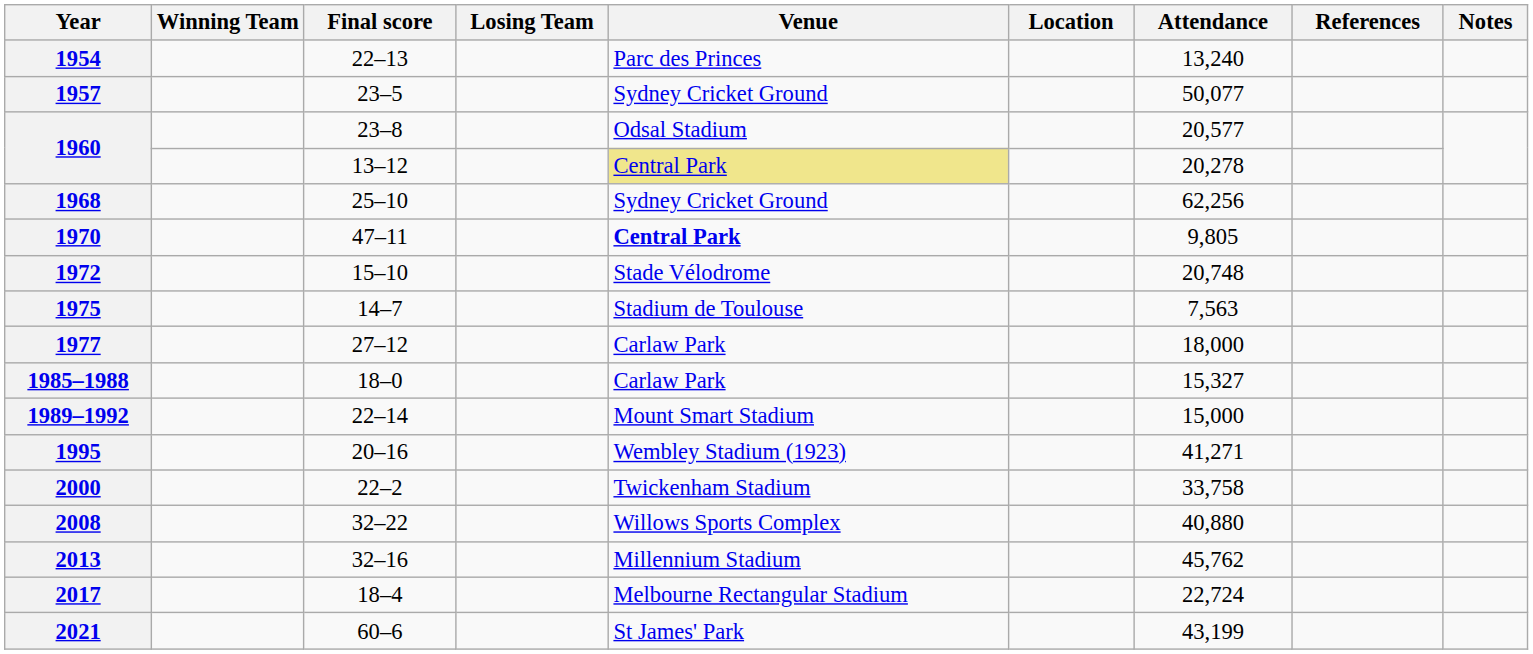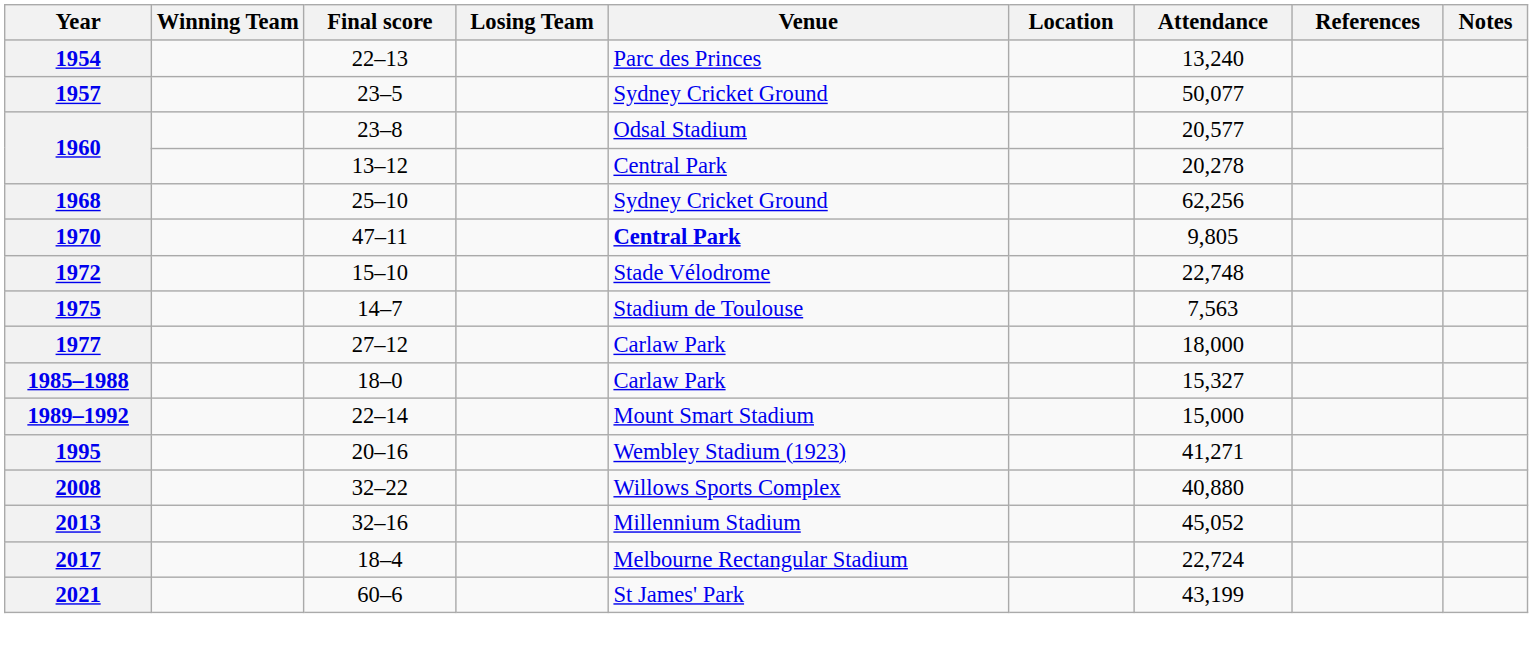(670, 165) khaki background -> (670, 165) no background
(1213, 272) 20,748 -> (1213, 272) 22,748
- row: (78, 487)
(1213, 559) 45,762 -> (1213, 523) 45,052
